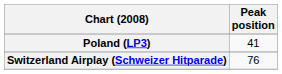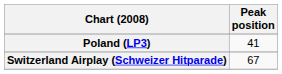(253, 60) 76 -> (253, 60) 67
